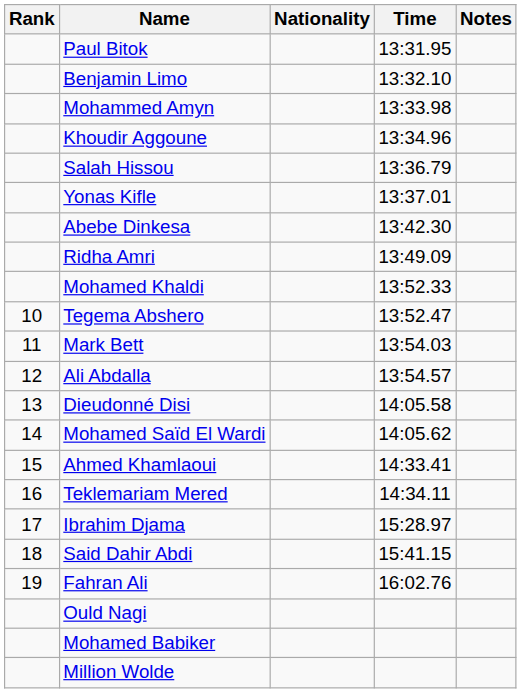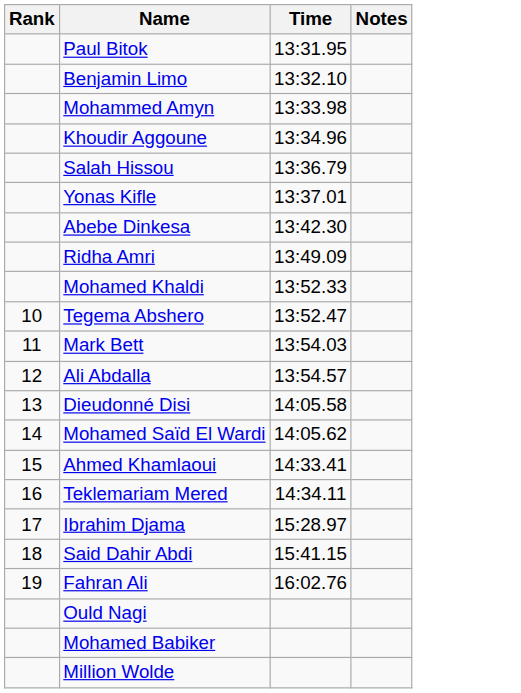- column: (322, 19)
